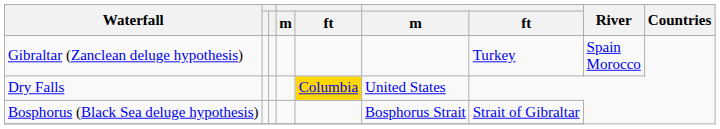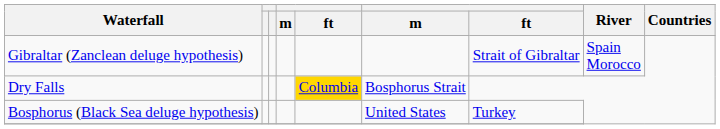(494, 55) Turkey -> (526, 55) Strait of Gibraltar
(405, 87) United States -> (415, 87) Bosphorus Strait
(415, 111) Bosphorus Strait -> (405, 111) United States
(526, 111) Strait of Gibraltar -> (494, 111) Turkey
